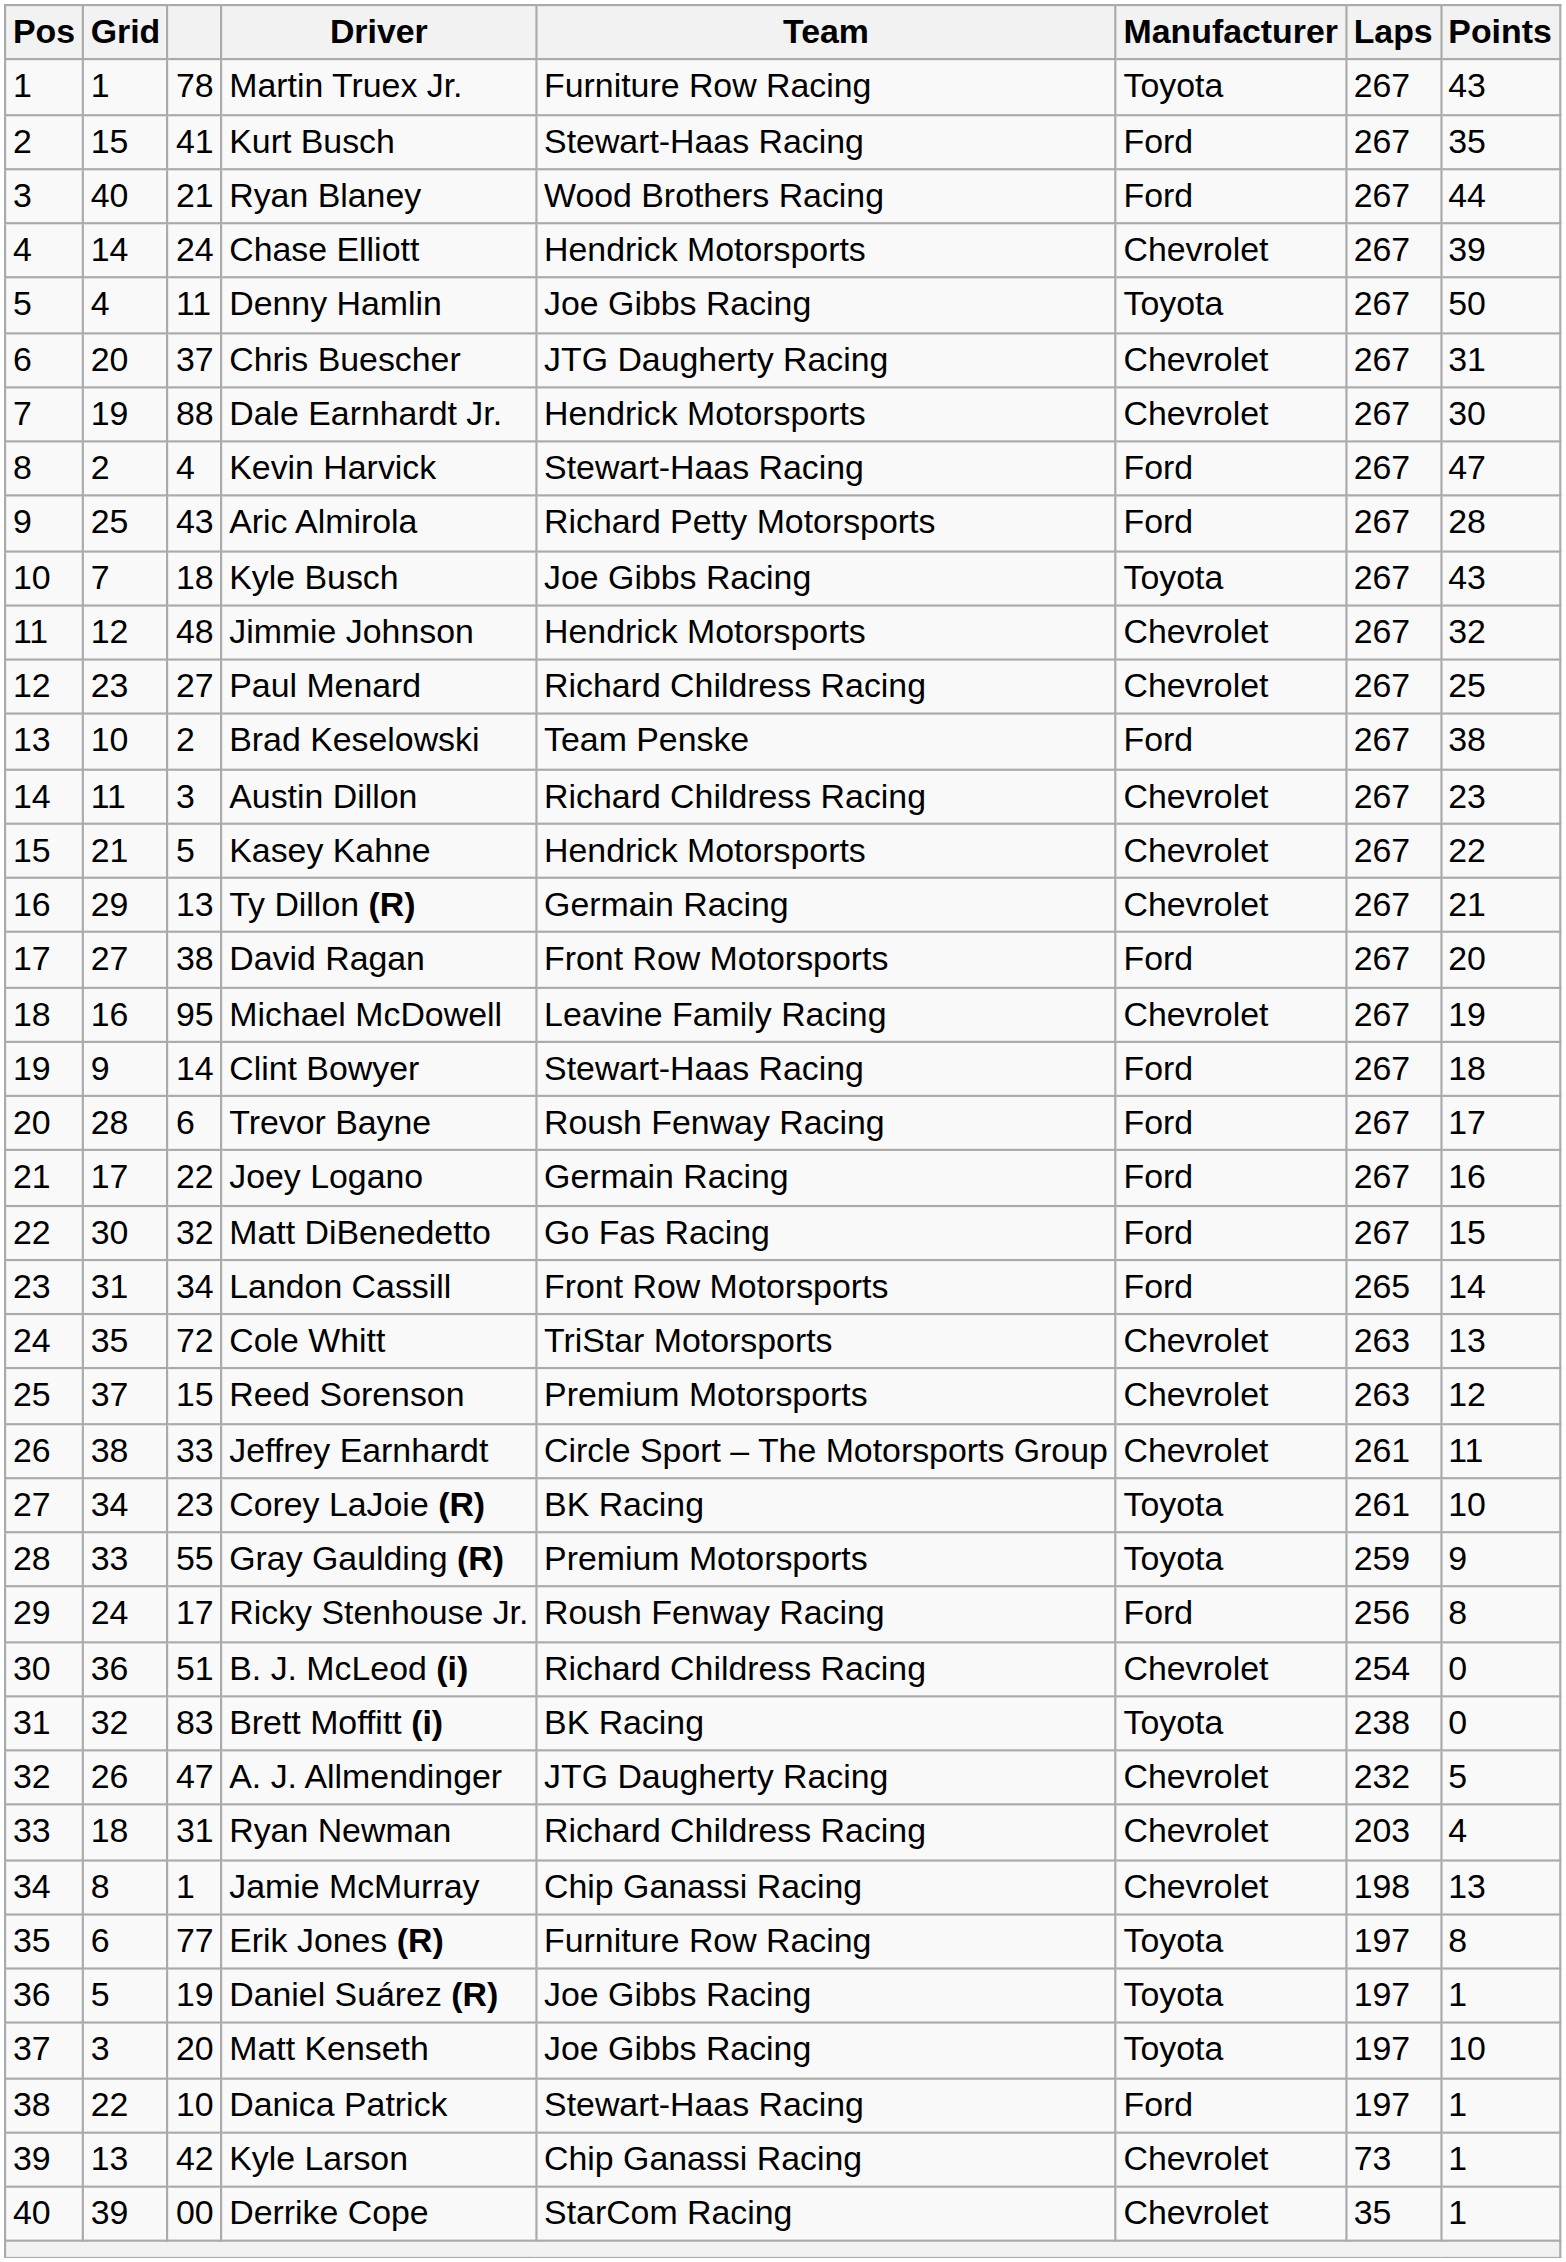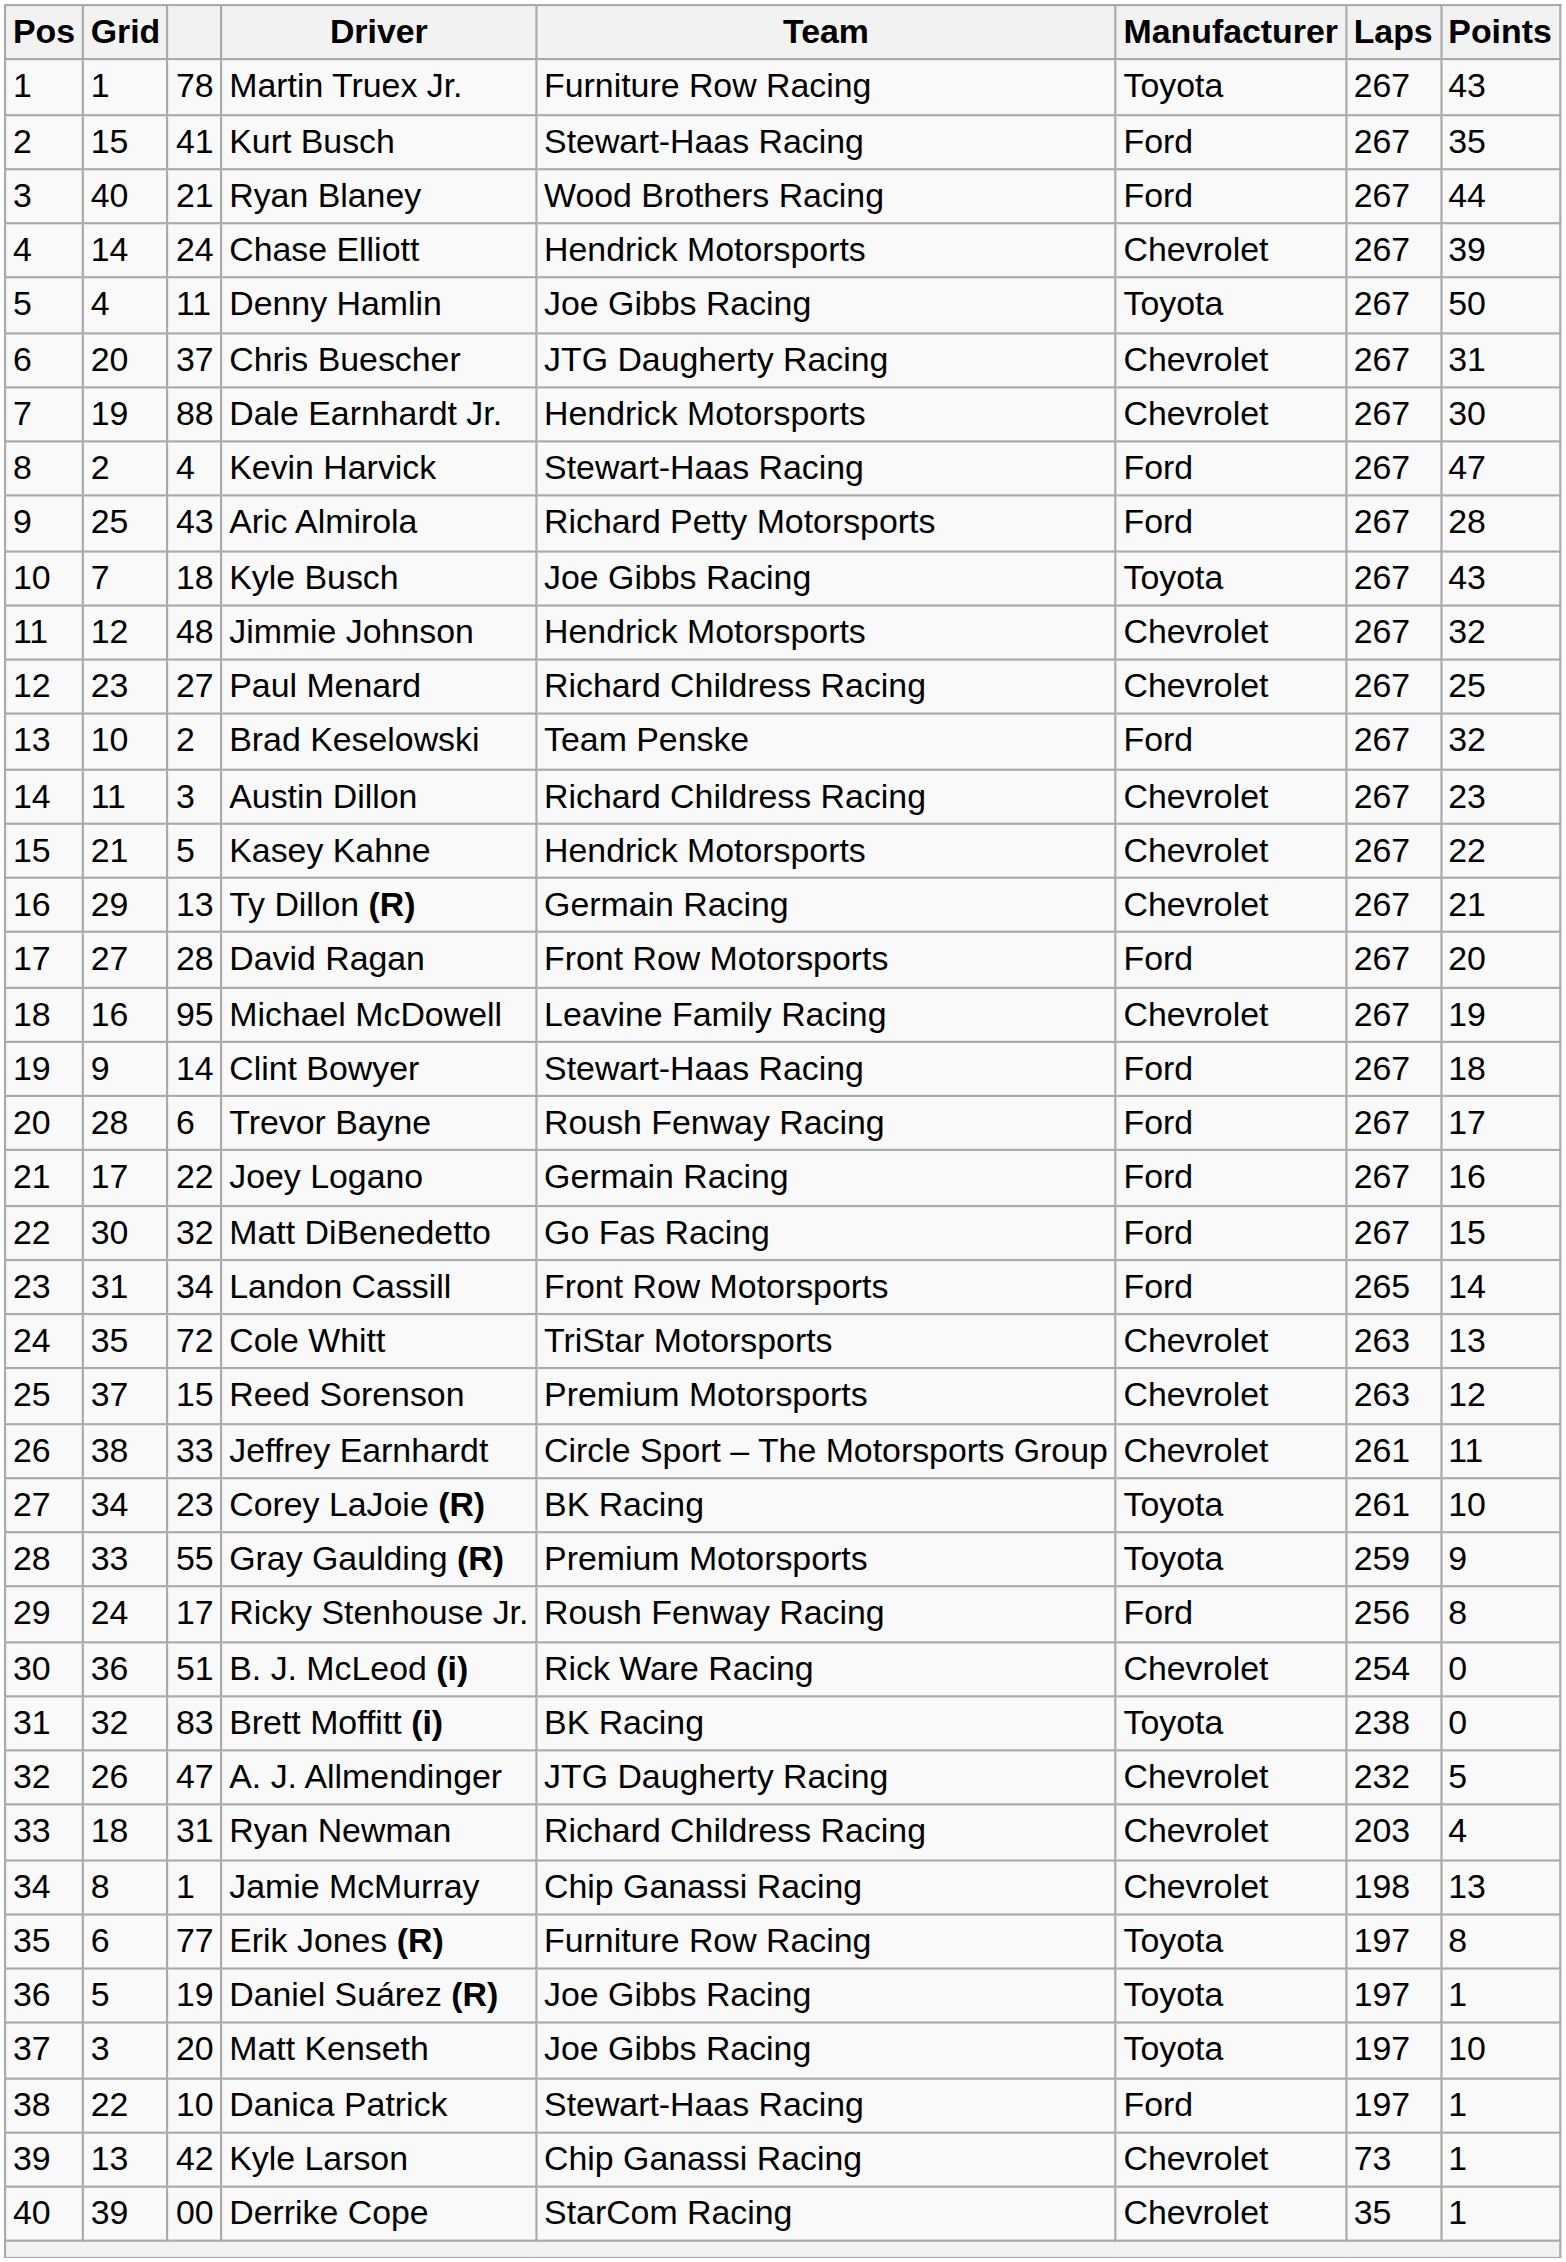(1467, 740) 38 -> (1467, 740) 32
(195, 958) 38 -> (195, 958) 28
(735, 1667) Richard Childress Racing -> (679, 1667) Rick Ware Racing
